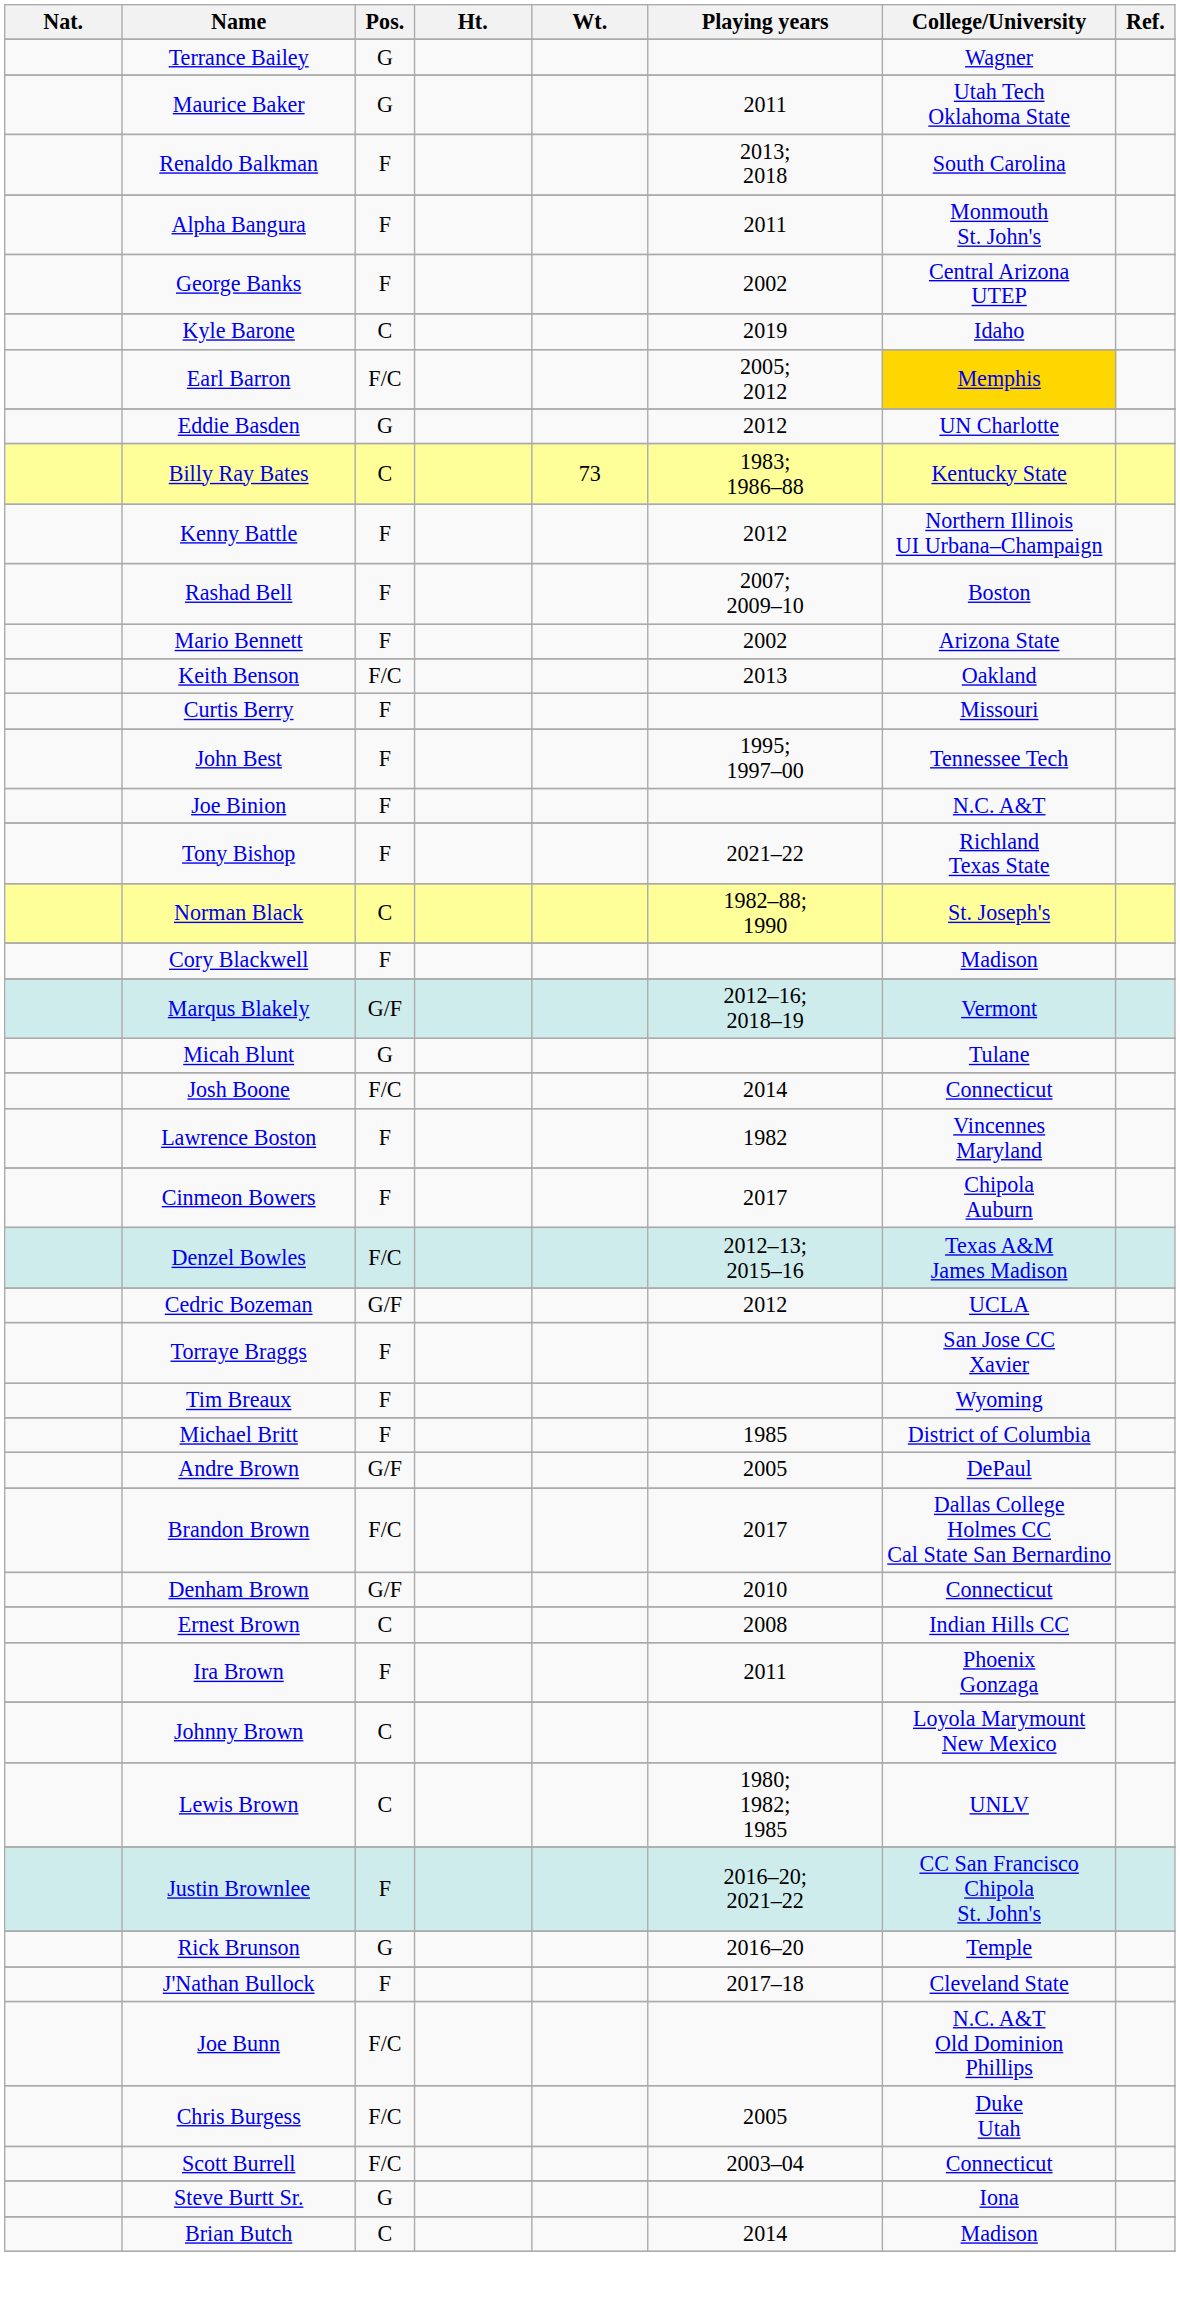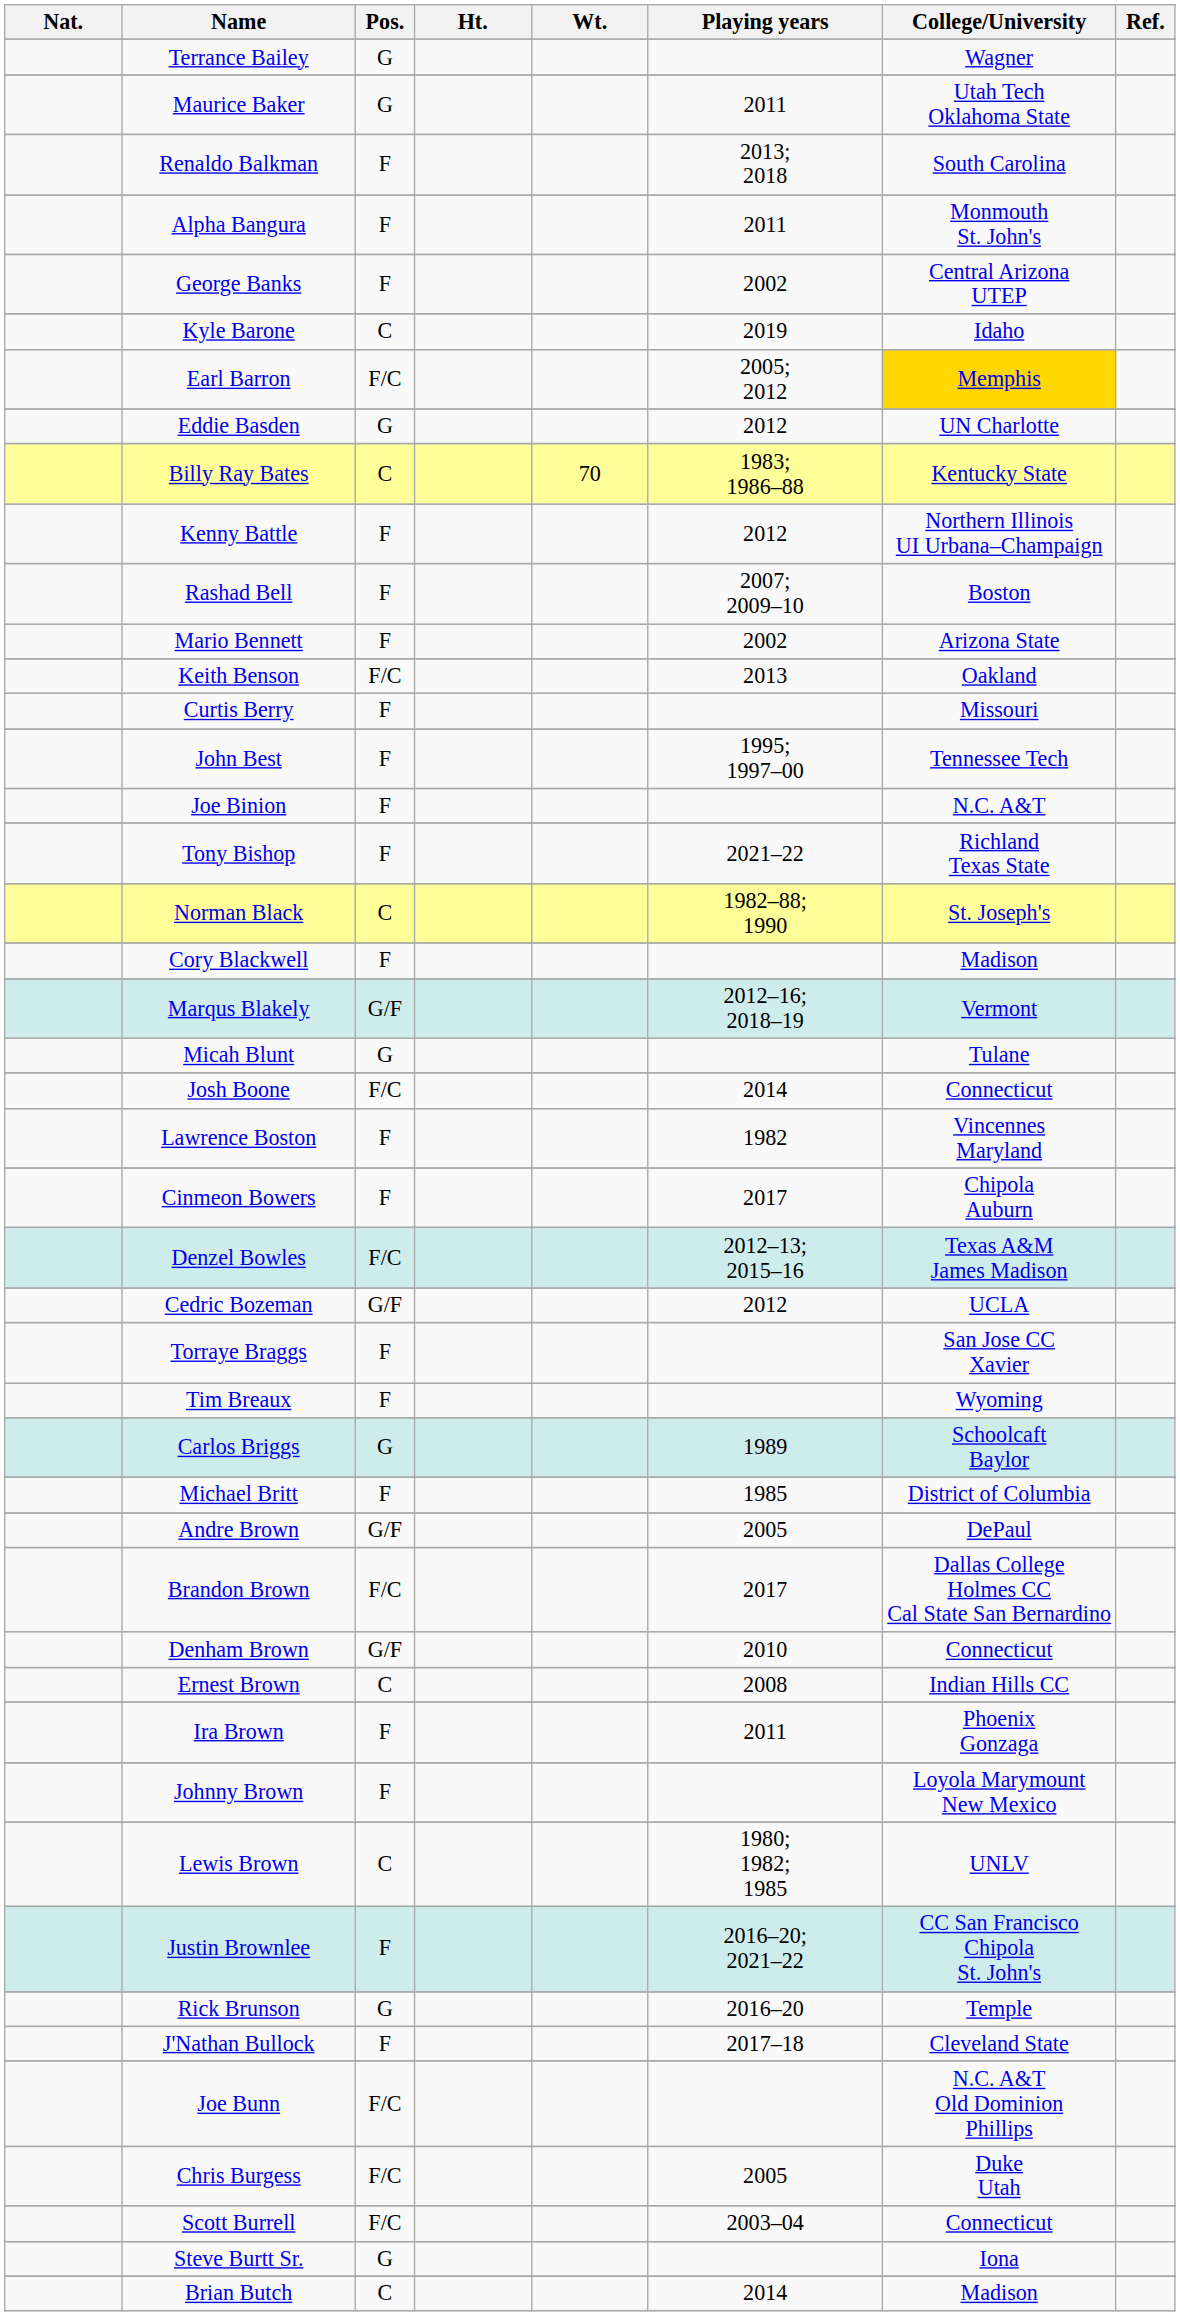(590, 473) 73 -> (590, 473) 70
+ row: (239, 1447)
(385, 1732) C -> (385, 1791) F
